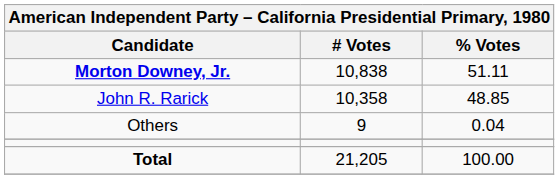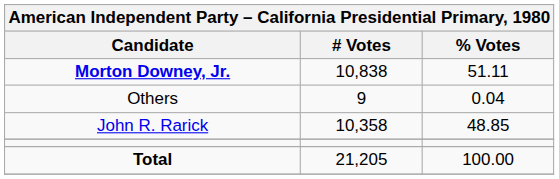rows swapped: (153, 98) <-> (153, 125)
